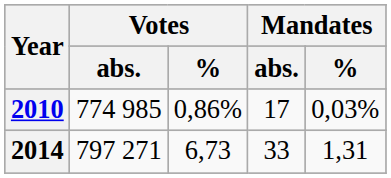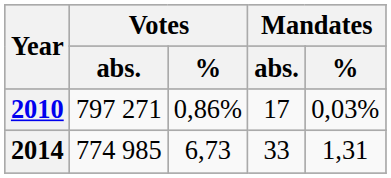(119, 109) 774 985 -> (119, 109) 797 271
(119, 151) 797 271 -> (119, 151) 774 985
